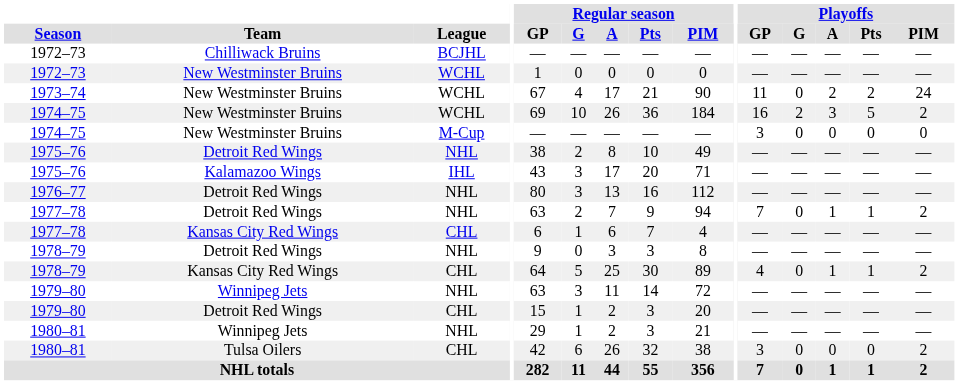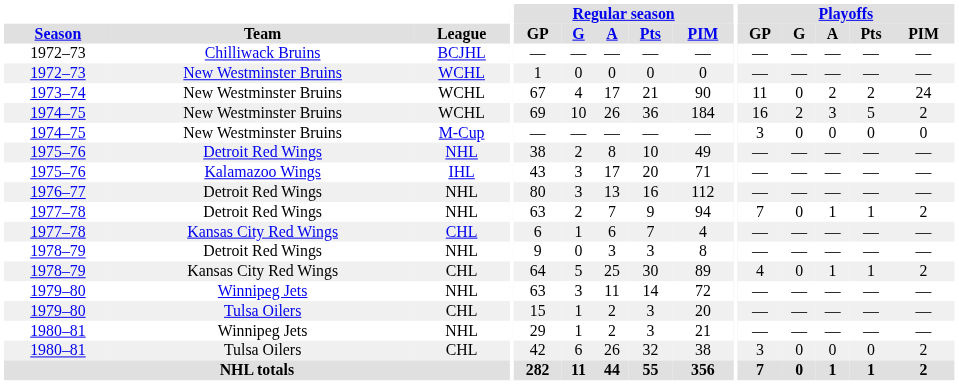(263, 310) Detroit Red Wings -> (263, 310) Tulsa Oilers
